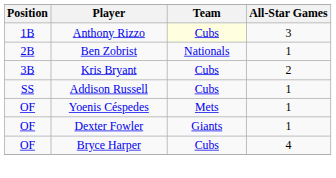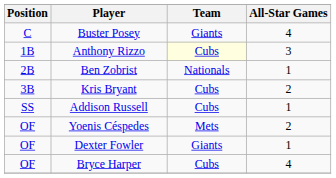+ row: (109, 32)
(288, 107) 1 -> (288, 126) 2
